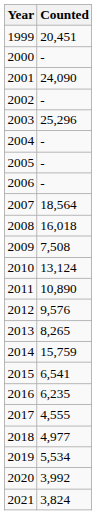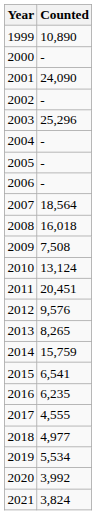(58, 36) 20,451 -> (58, 36) 10,890
(58, 288) 10,890 -> (58, 288) 20,451
